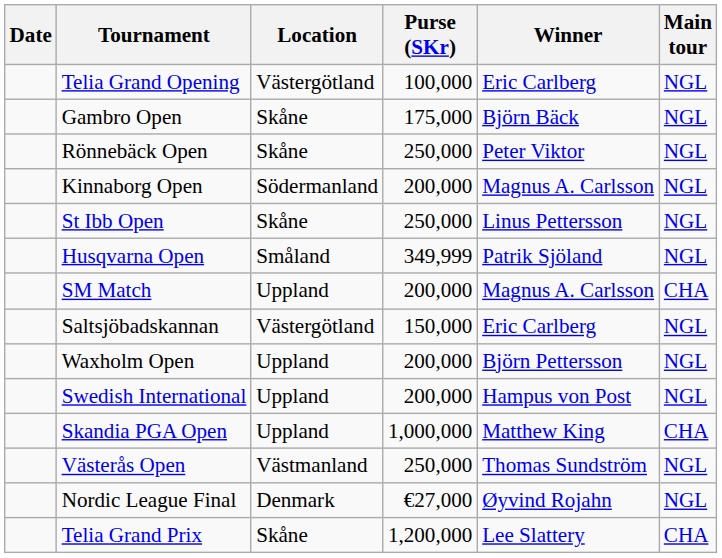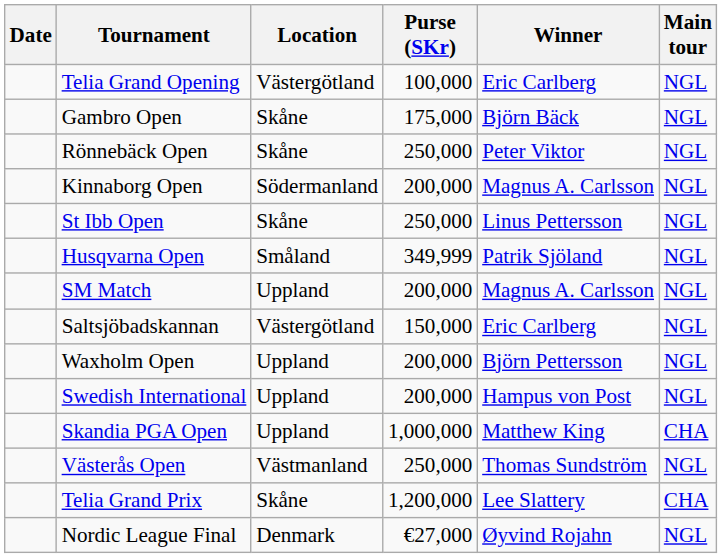(686, 290) CHA -> (686, 290) NGL
rows swapped: (132, 534) <-> (149, 500)
